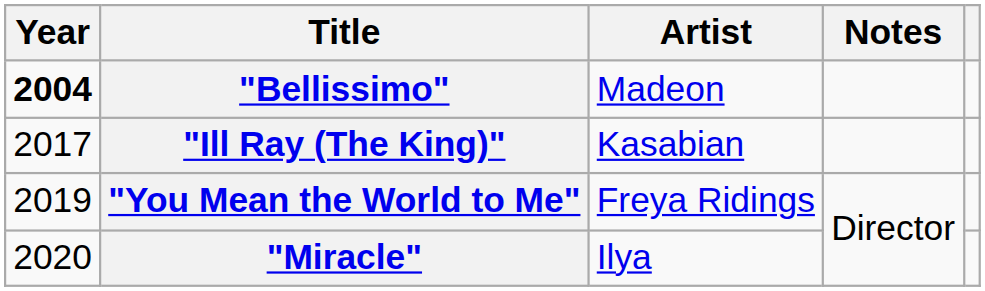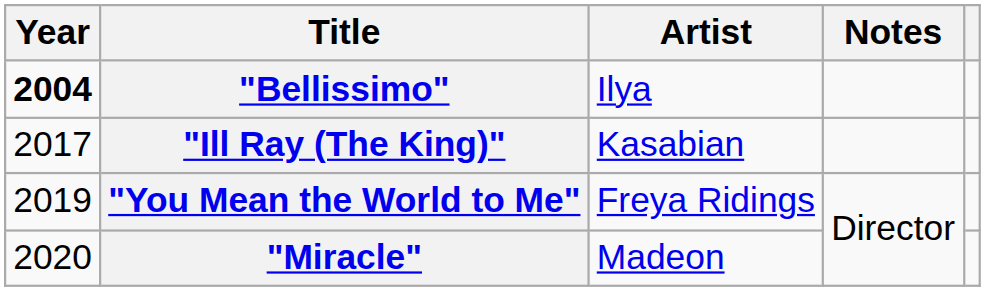(661, 88) Madeon -> (624, 88) Ilya
(624, 256) Ilya -> (661, 256) Madeon
